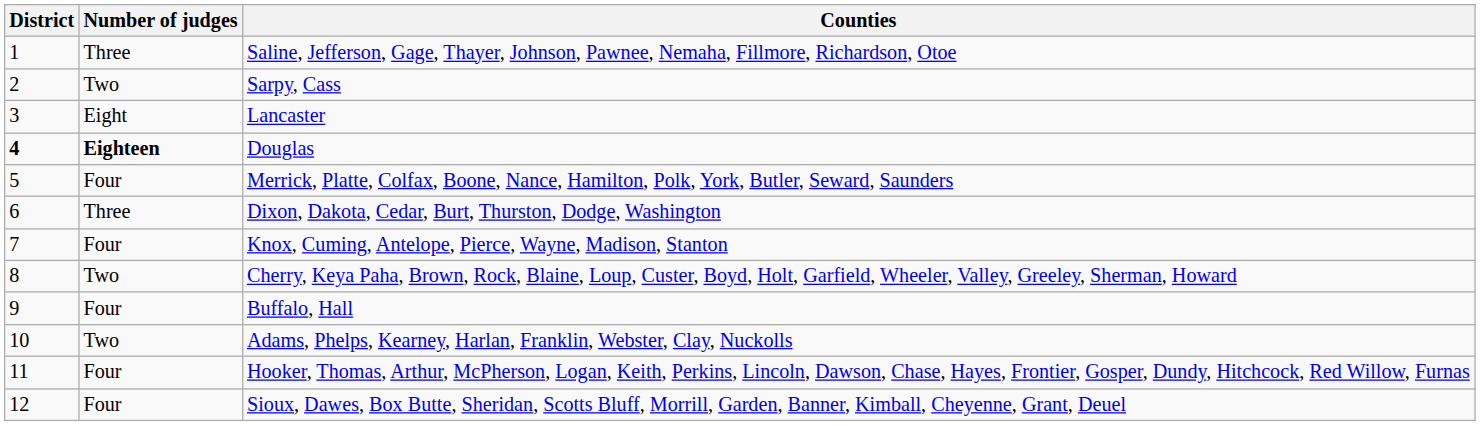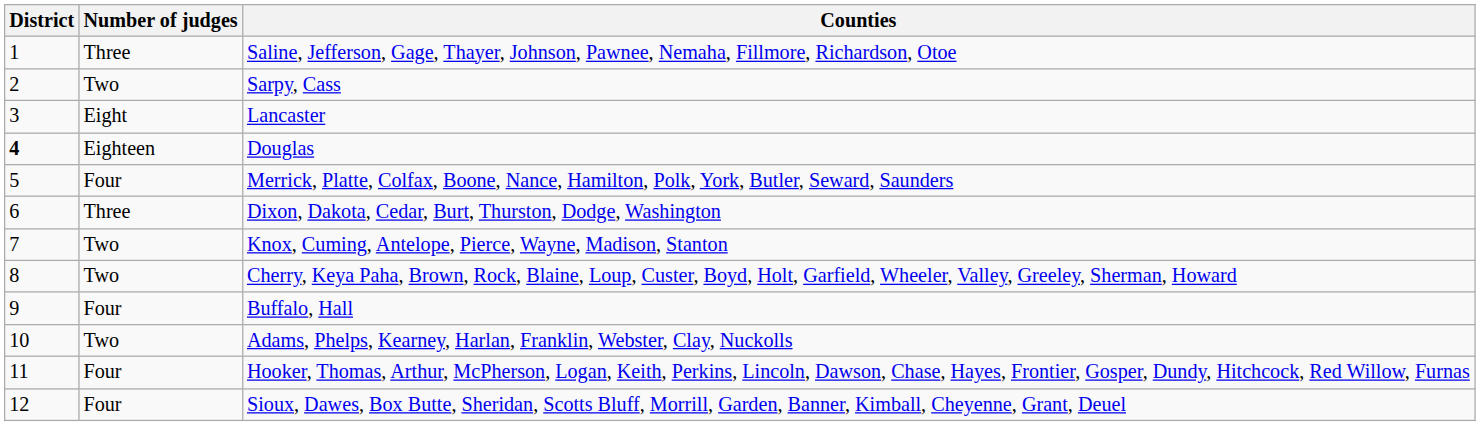(122, 148) bold -> (119, 148) normal
(103, 244) Four -> (101, 244) Two
